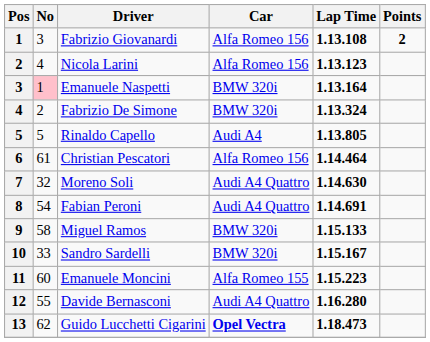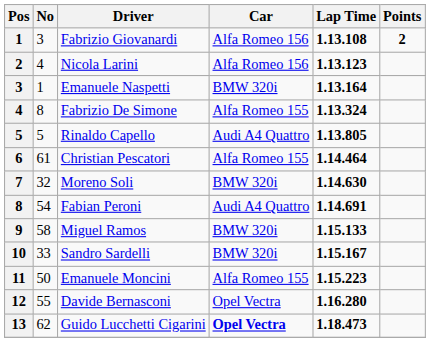(40, 87) pink background -> (40, 87) no background
(40, 111) 2 -> (40, 111) 8
(245, 111) BMW 320i -> (261, 111) Alfa Romeo 155
(237, 134) Audi A4 -> (261, 134) Audi A4 Quattro
(261, 158) Alfa Romeo 156 -> (261, 158) Alfa Romeo 155
(261, 182) Audi A4 Quattro -> (245, 182) BMW 320i
(44, 277) 60 -> (44, 277) 50
(261, 301) Audi A4 Quattro -> (247, 301) Opel Vectra
